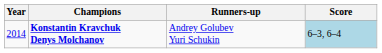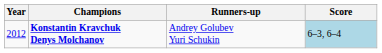(16, 34) 2014 -> (16, 34) 2012
